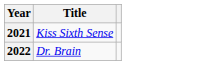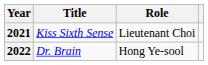+ column: (157, 13)
